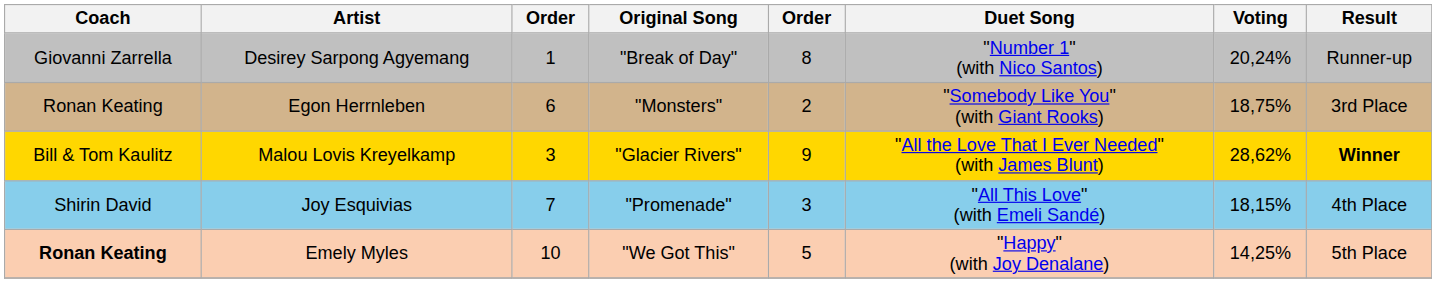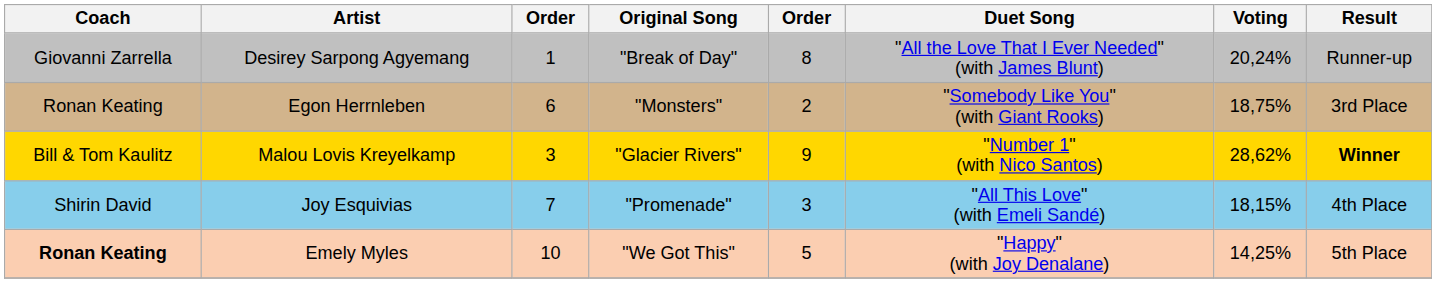(1029, 57) "Number 1" (with Nico Santos) -> (1029, 57) "All the Love That I Ever Needed" (with James Blunt)
(1029, 155) "All the Love That I Ever Needed" (with James Blunt) -> (1029, 155) "Number 1" (with Nico Santos)
